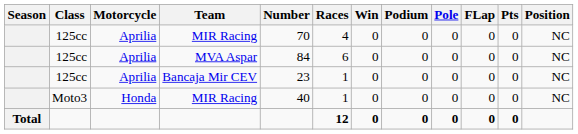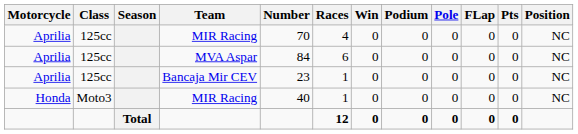columns swapped: (27, 14) <-> (125, 14)
